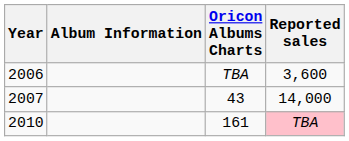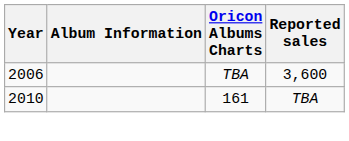- row: (26, 99)
(305, 123) pink background -> (305, 99) no background
